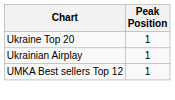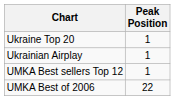+ row: (51, 87)
